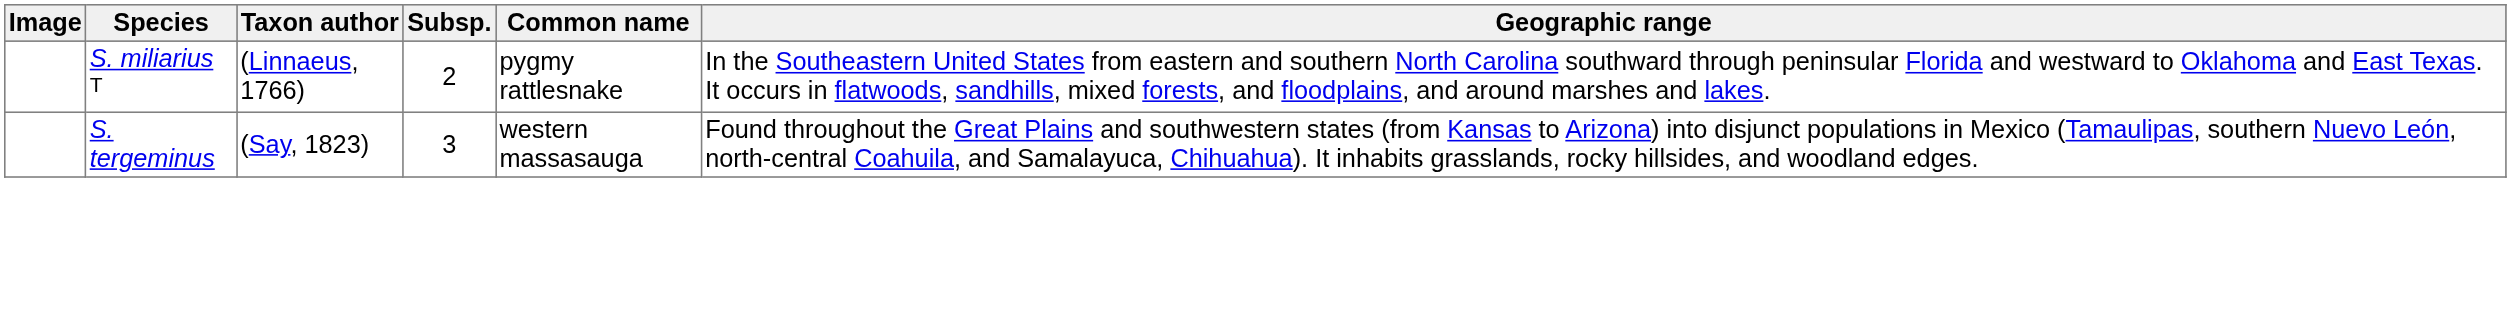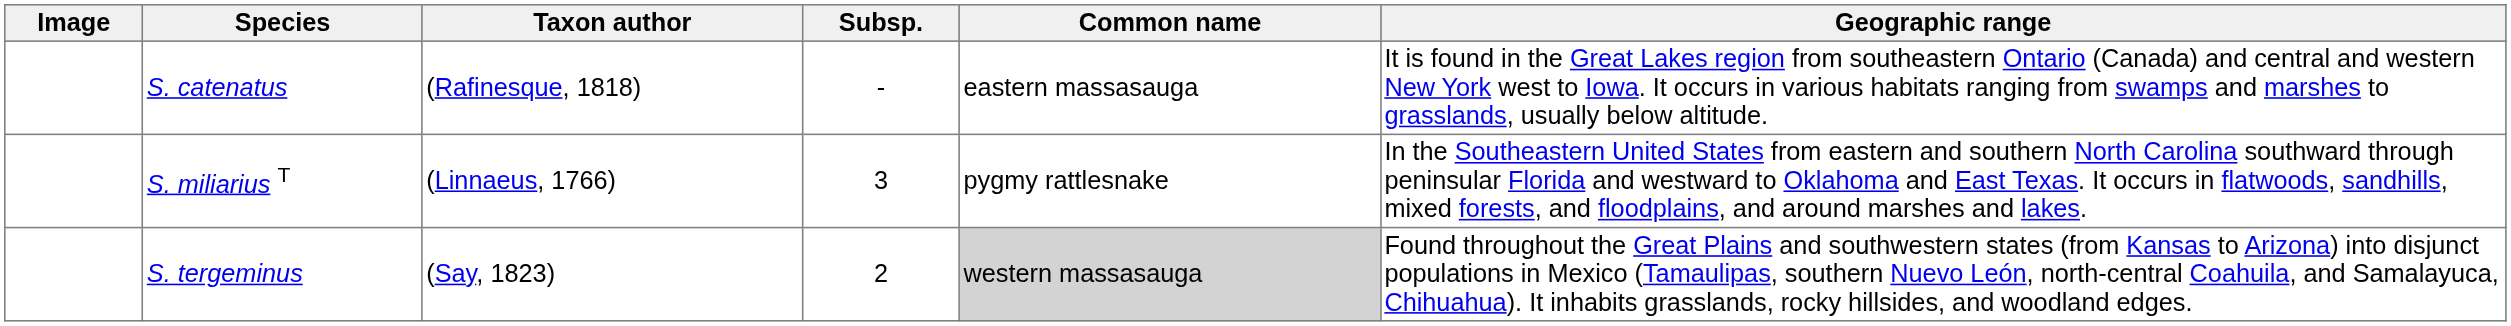+ row: (217, 87)
(449, 76) 2 -> (881, 180) 3
(449, 144) 3 -> (881, 273) 2
(571, 144) no background -> (1083, 273) lightgrey background
